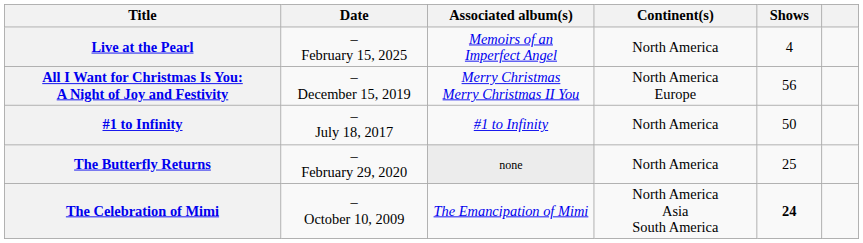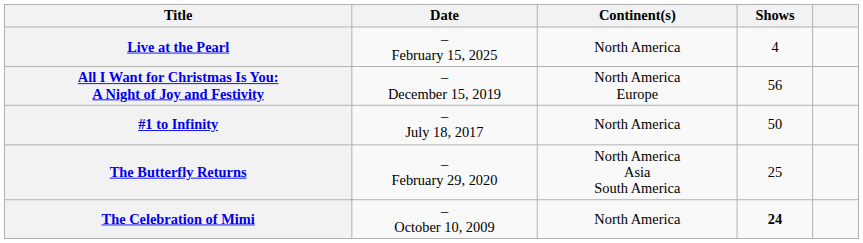- column: (511, 15)
(675, 163) North America -> (637, 172) North America Asia South America
(675, 211) North America Asia South America -> (637, 219) North America
